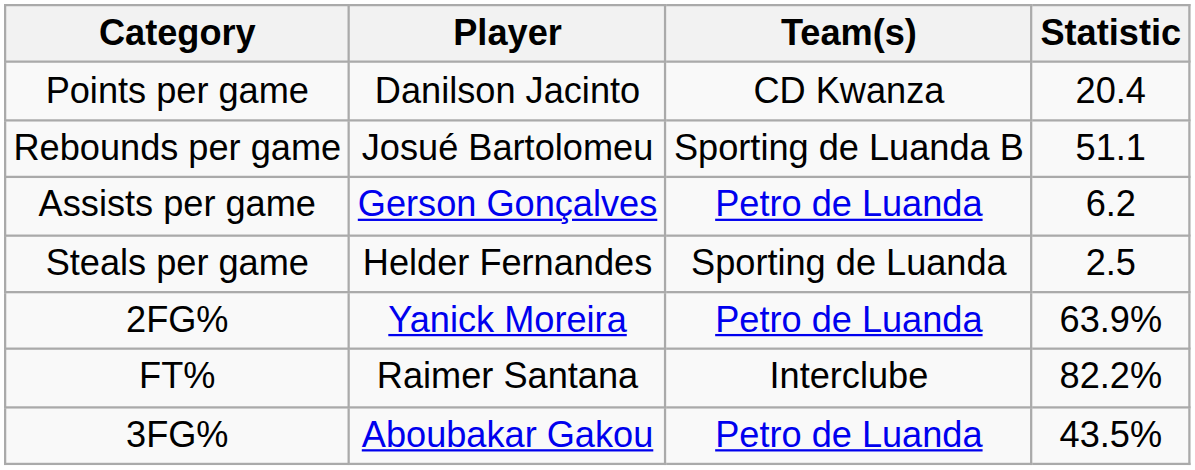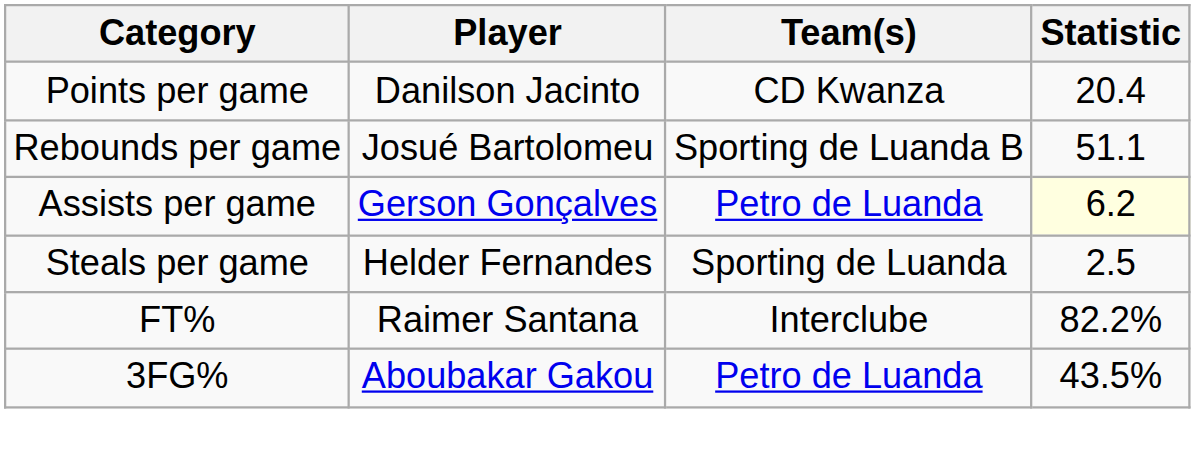(1111, 205) no background -> (1111, 205) lightyellow background
- row: (177, 319)
